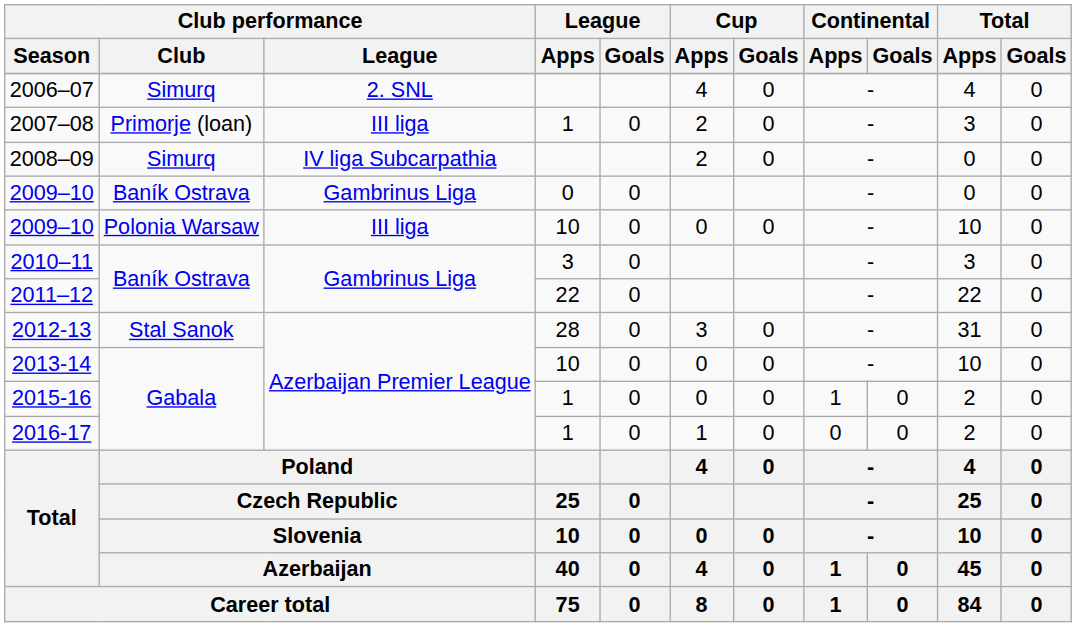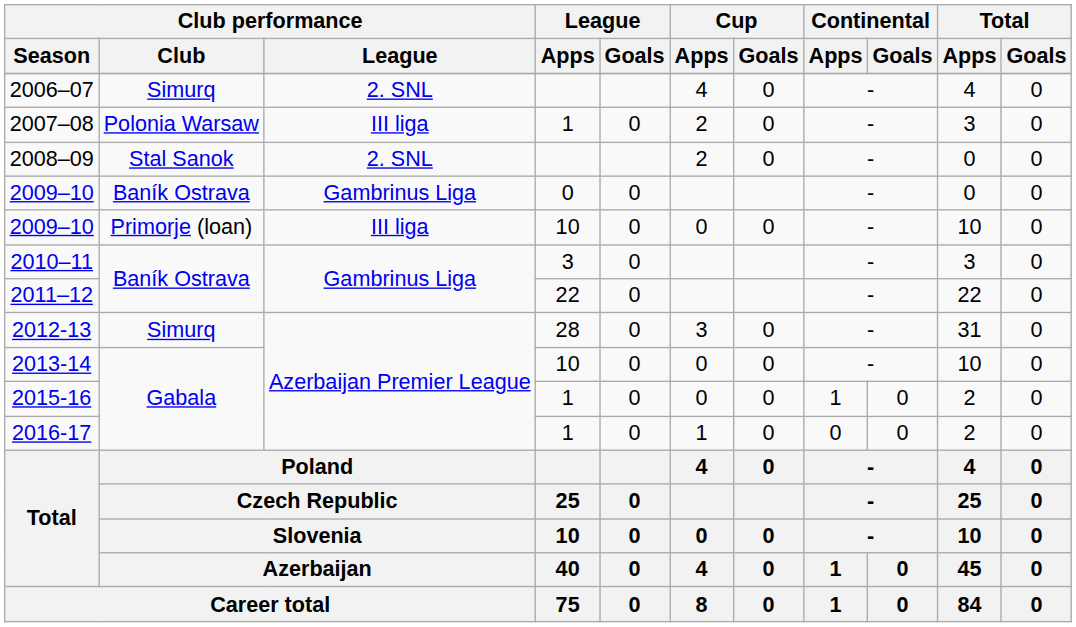(181, 124) Primorje (loan) -> (181, 124) Polonia Warsaw
(181, 158) Simurq -> (181, 158) Stal Sanok
(400, 158) IV liga Subcarpathia -> (400, 158) 2. SNL
(181, 227) Polonia Warsaw -> (181, 227) Primorje (loan)
(181, 329) Stal Sanok -> (181, 329) Simurq
